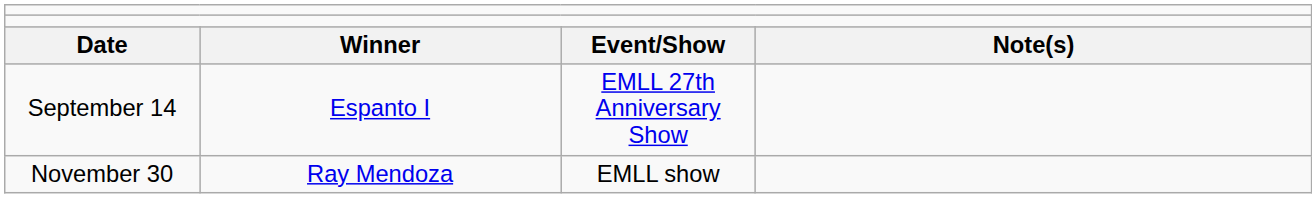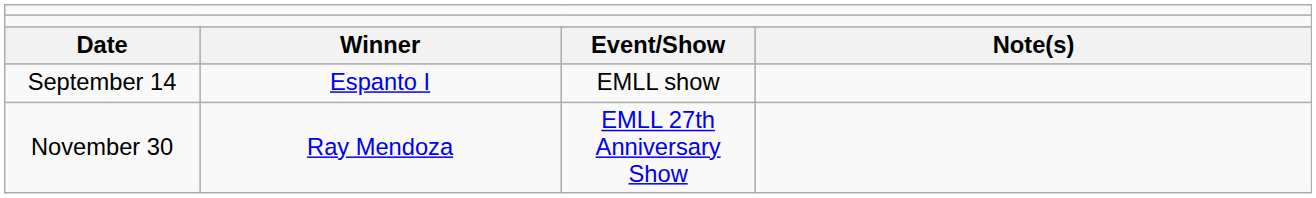(658, 109) EMLL 27th Anniversary Show -> (658, 82) EMLL show
(658, 173) EMLL show -> (658, 146) EMLL 27th Anniversary Show
